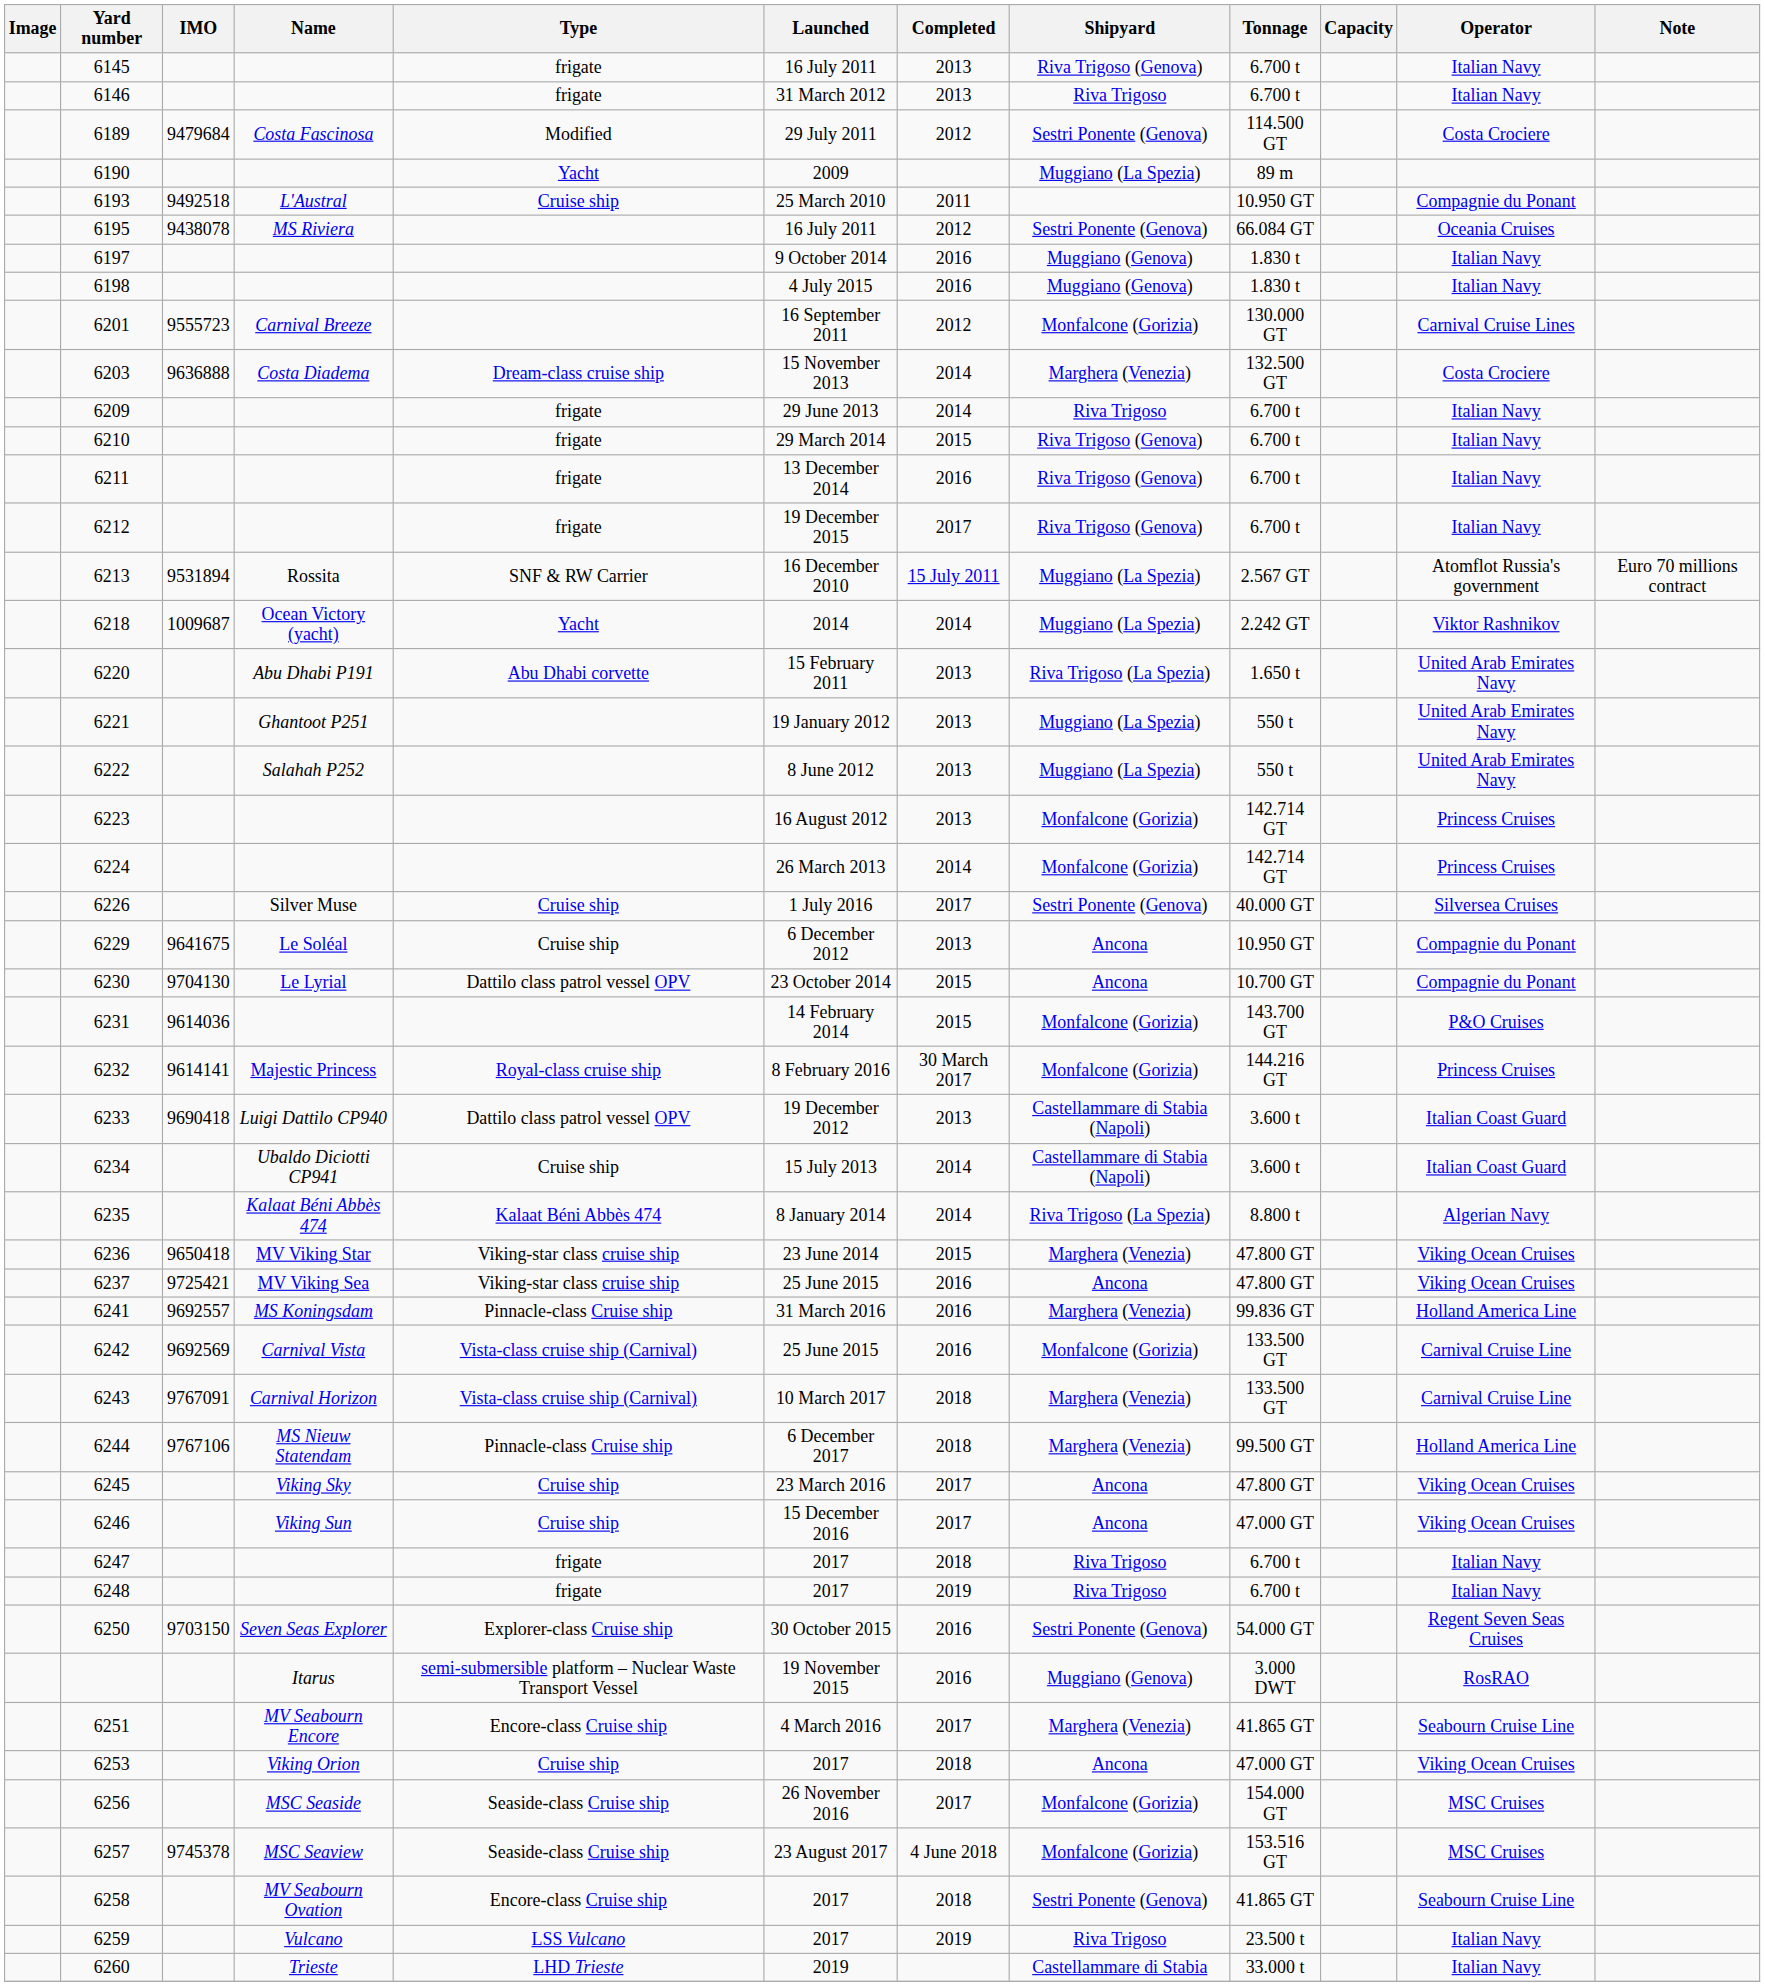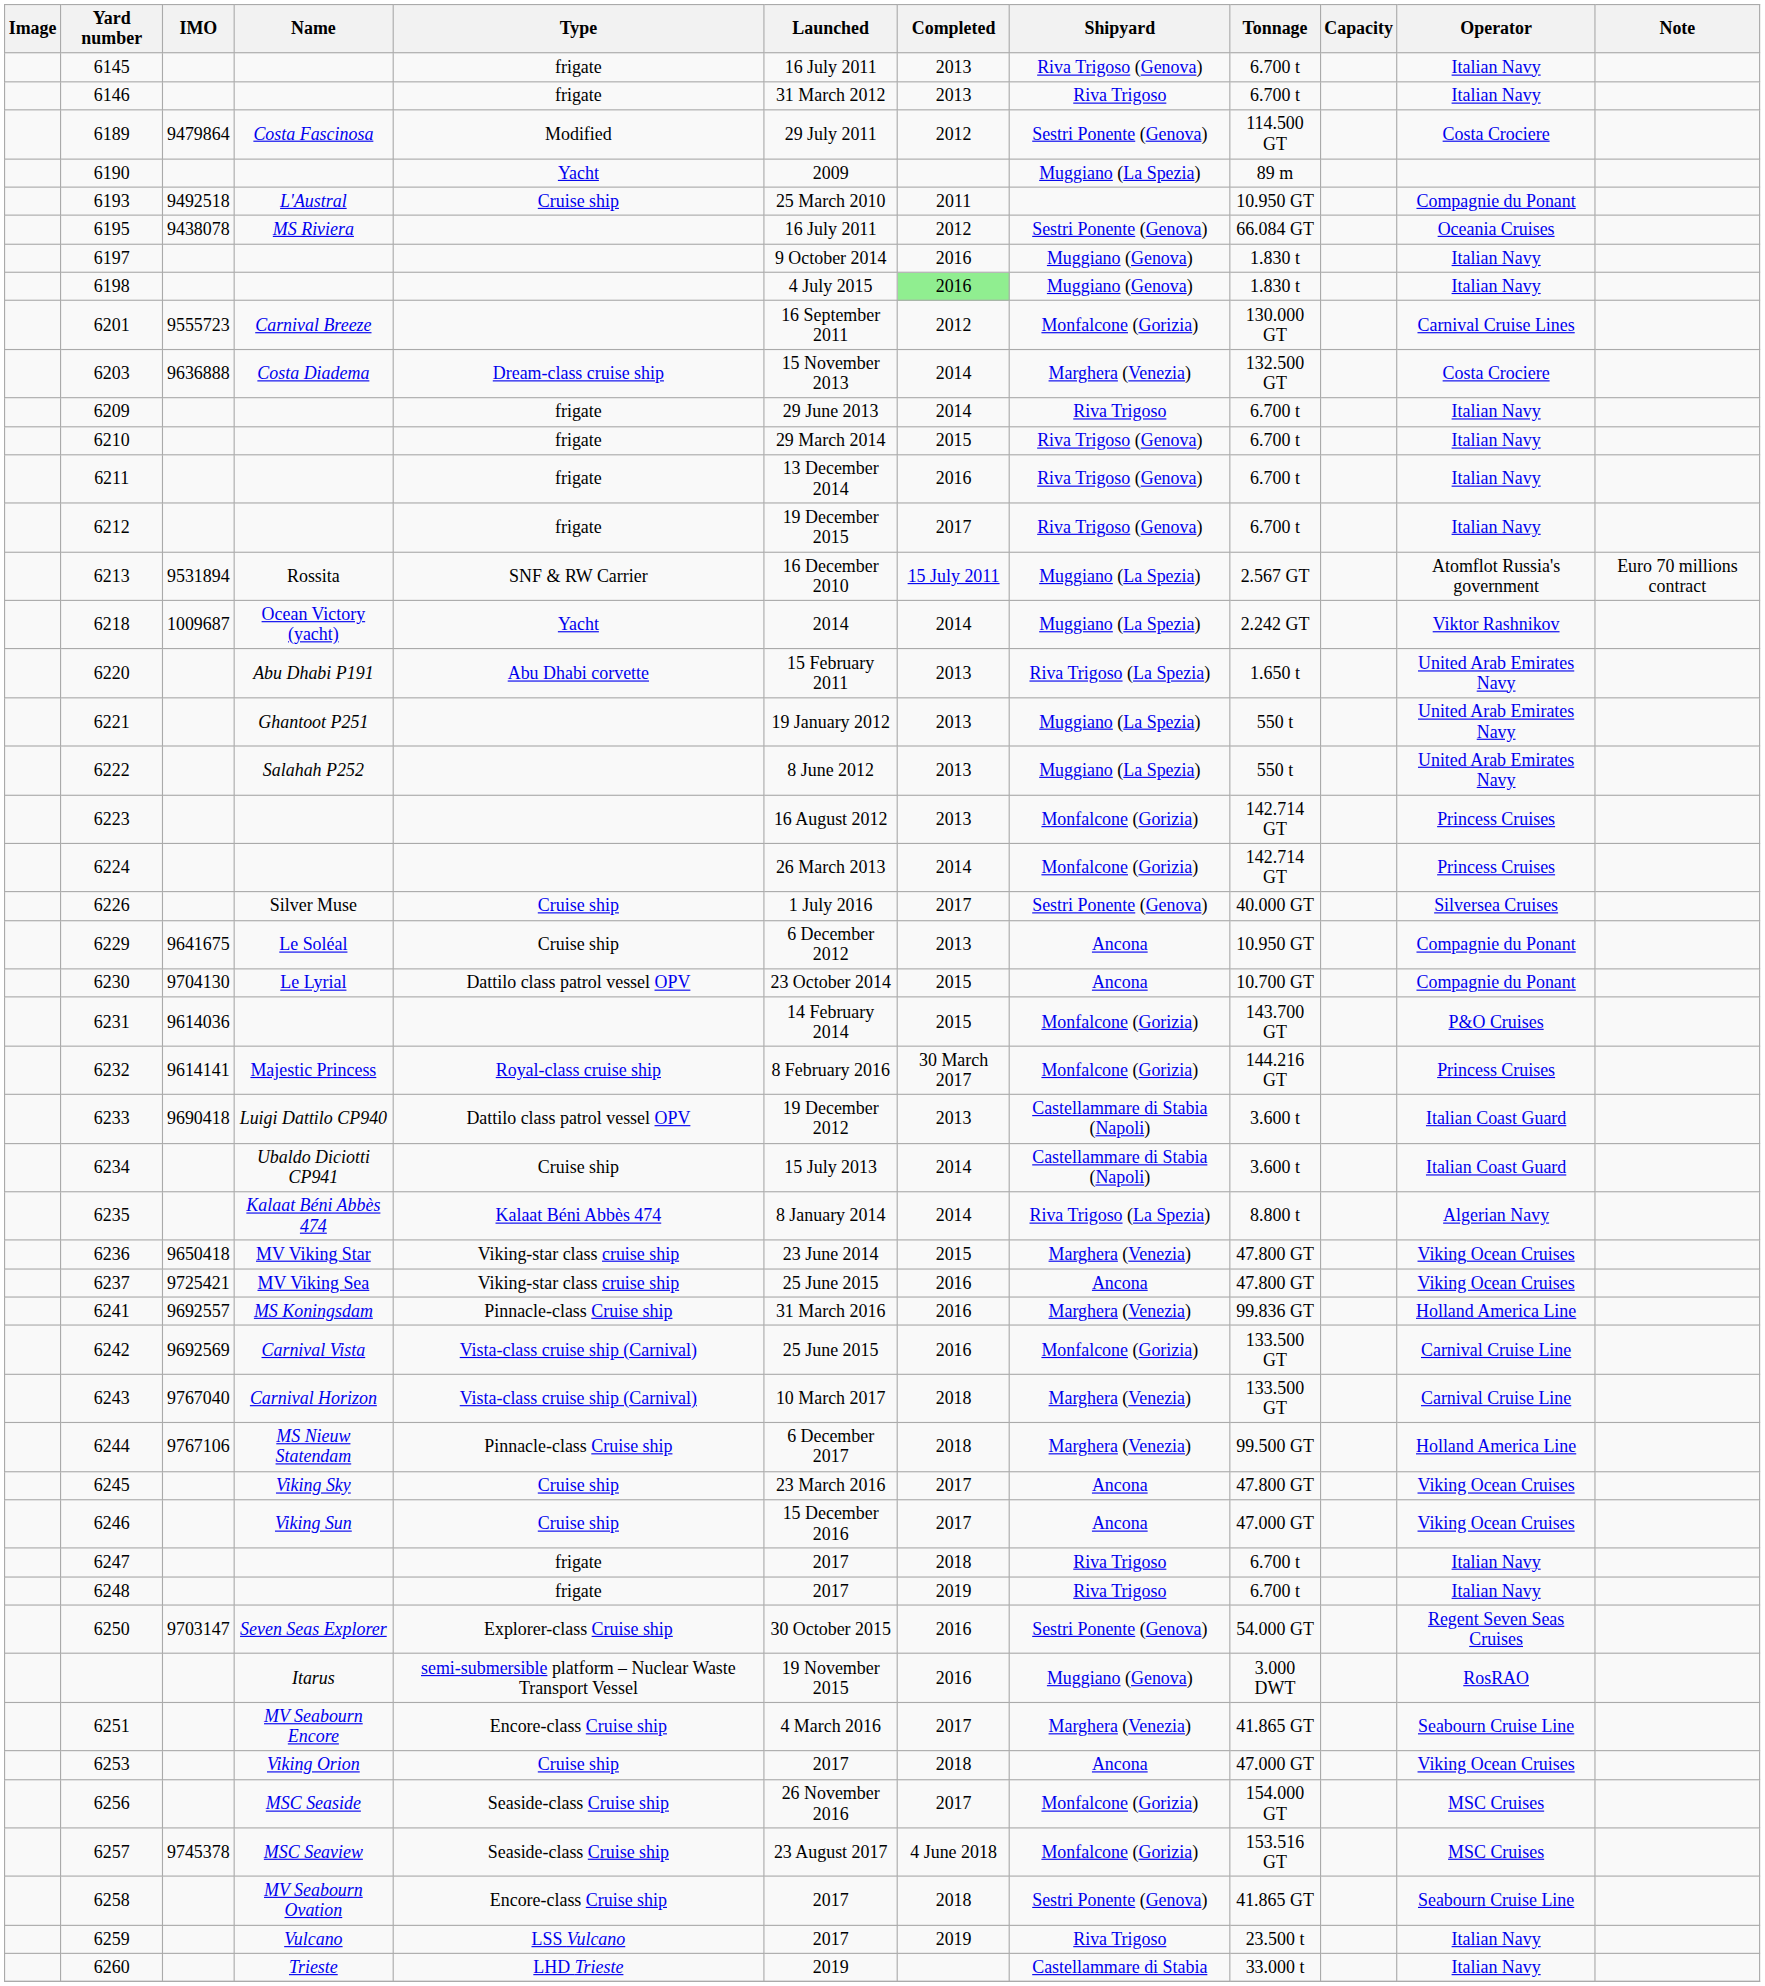(198, 134) 9479684 -> (198, 134) 9479864
(954, 286) no background -> (954, 286) lightgreen background
(198, 1398) 9767091 -> (198, 1398) 9767040
(198, 1629) 9703150 -> (198, 1629) 9703147
